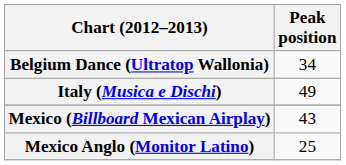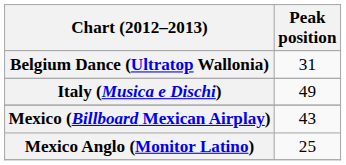(307, 64) 34 -> (307, 64) 31
